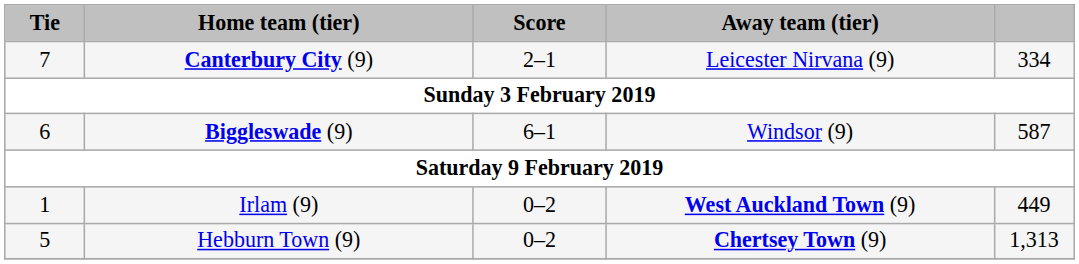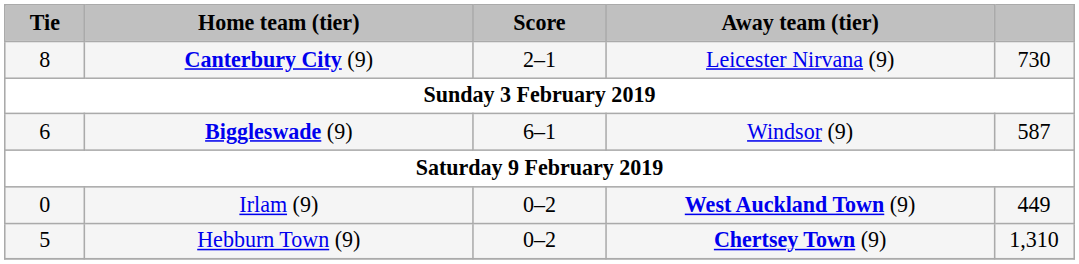(45, 59) 7 -> (45, 59) 8
(1034, 59) 334 -> (1034, 59) 730
(45, 204) 1 -> (45, 204) 0
(1034, 241) 1,313 -> (1034, 241) 1,310
